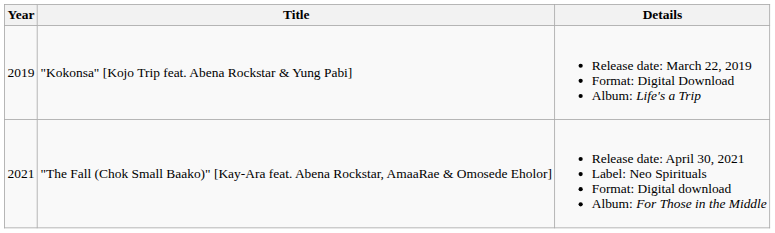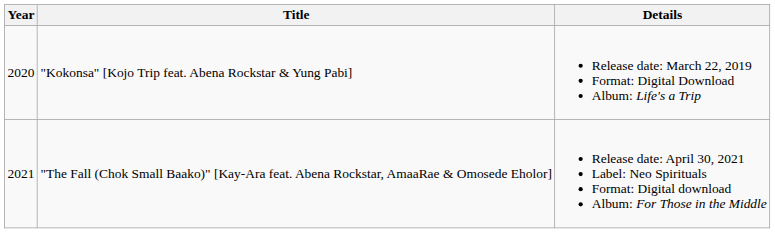(21, 72) 2019 -> (21, 72) 2020
